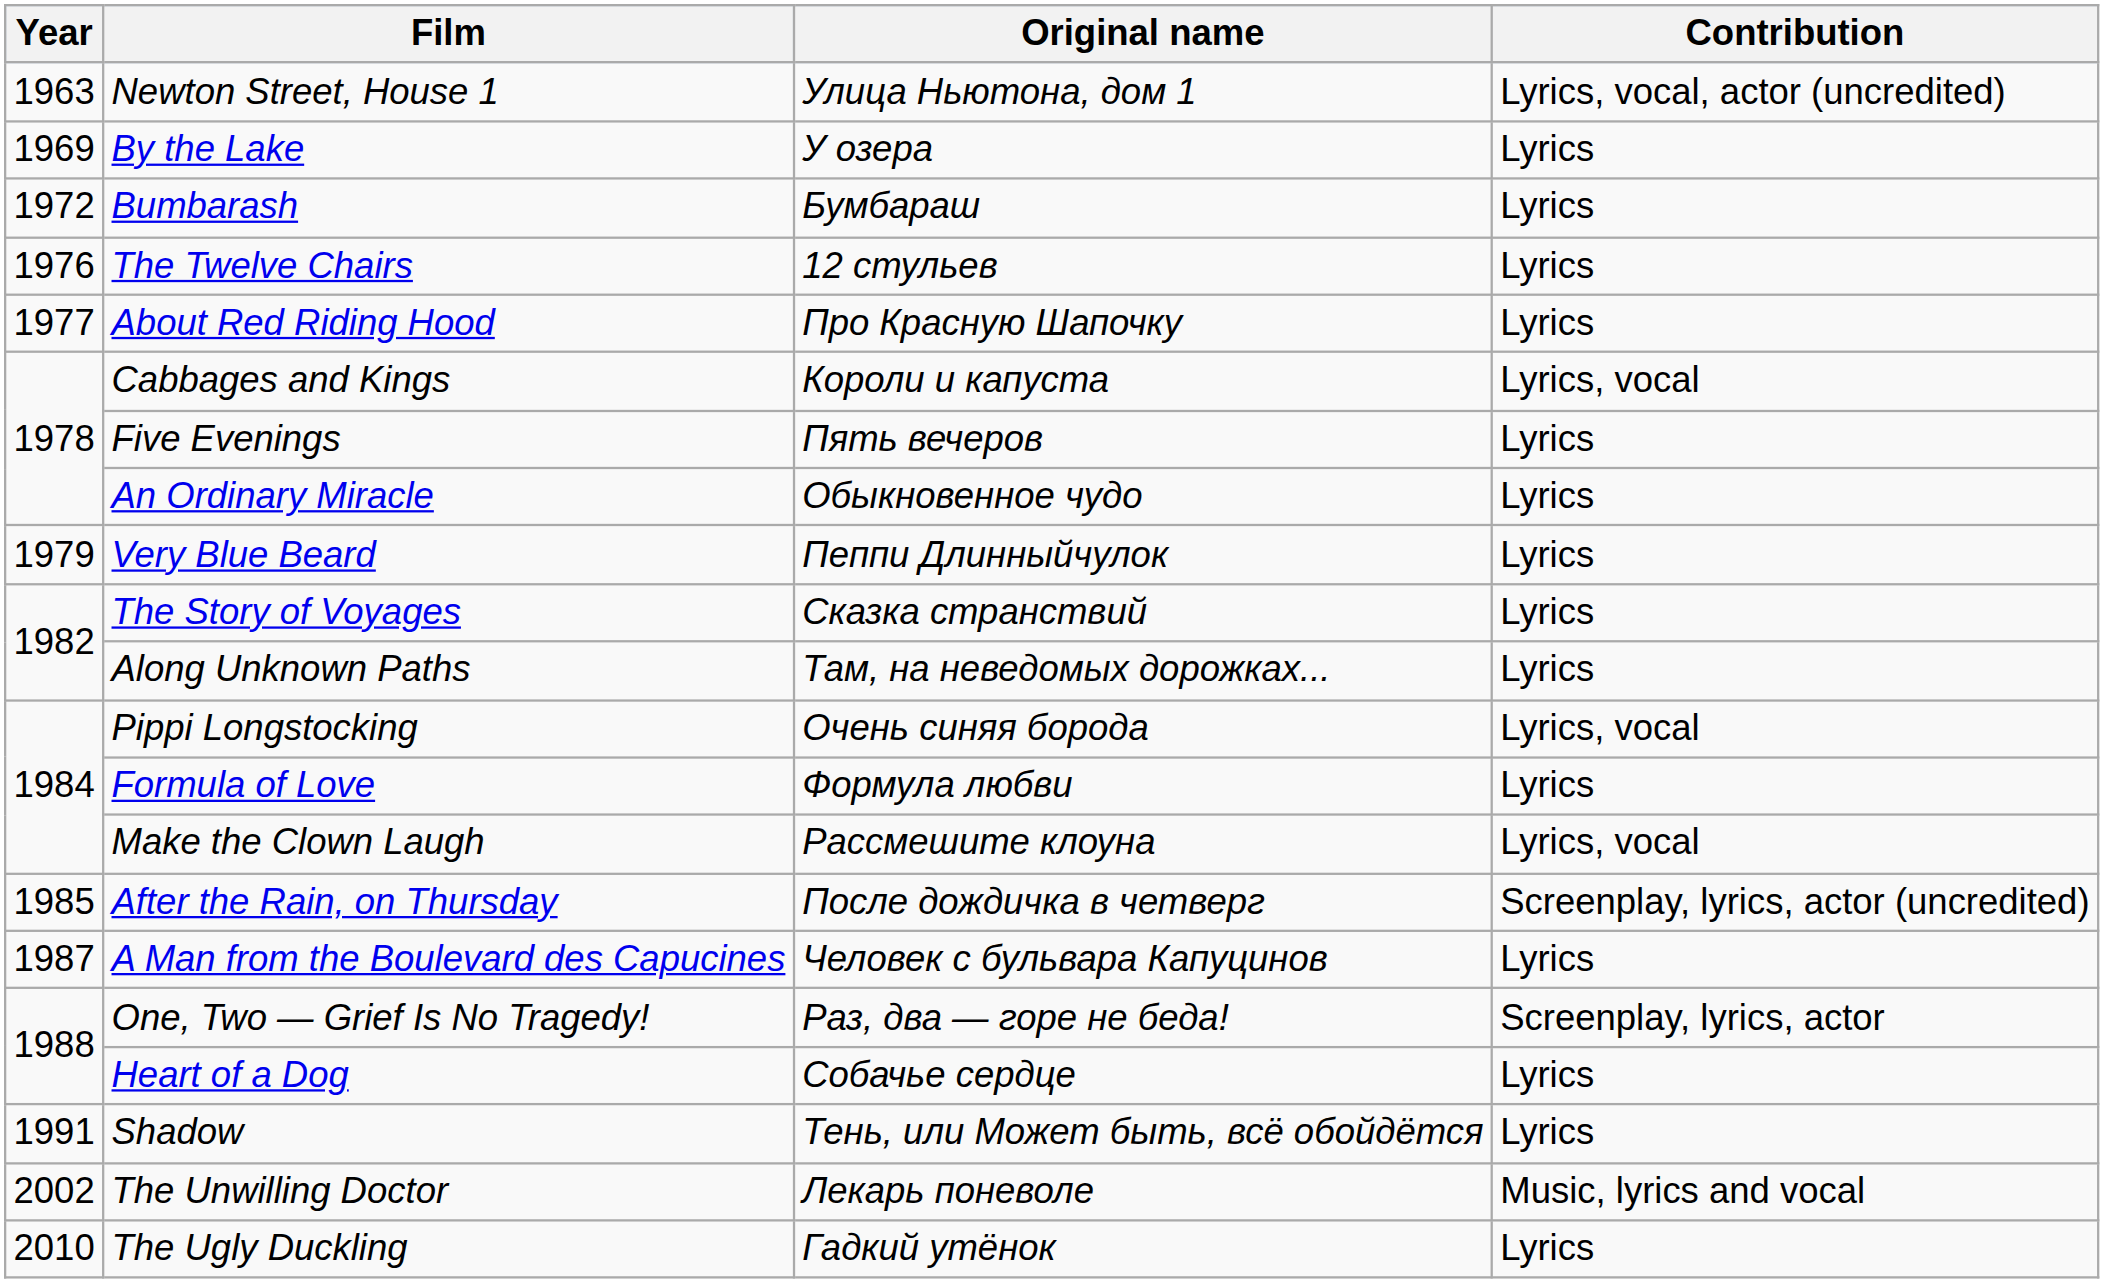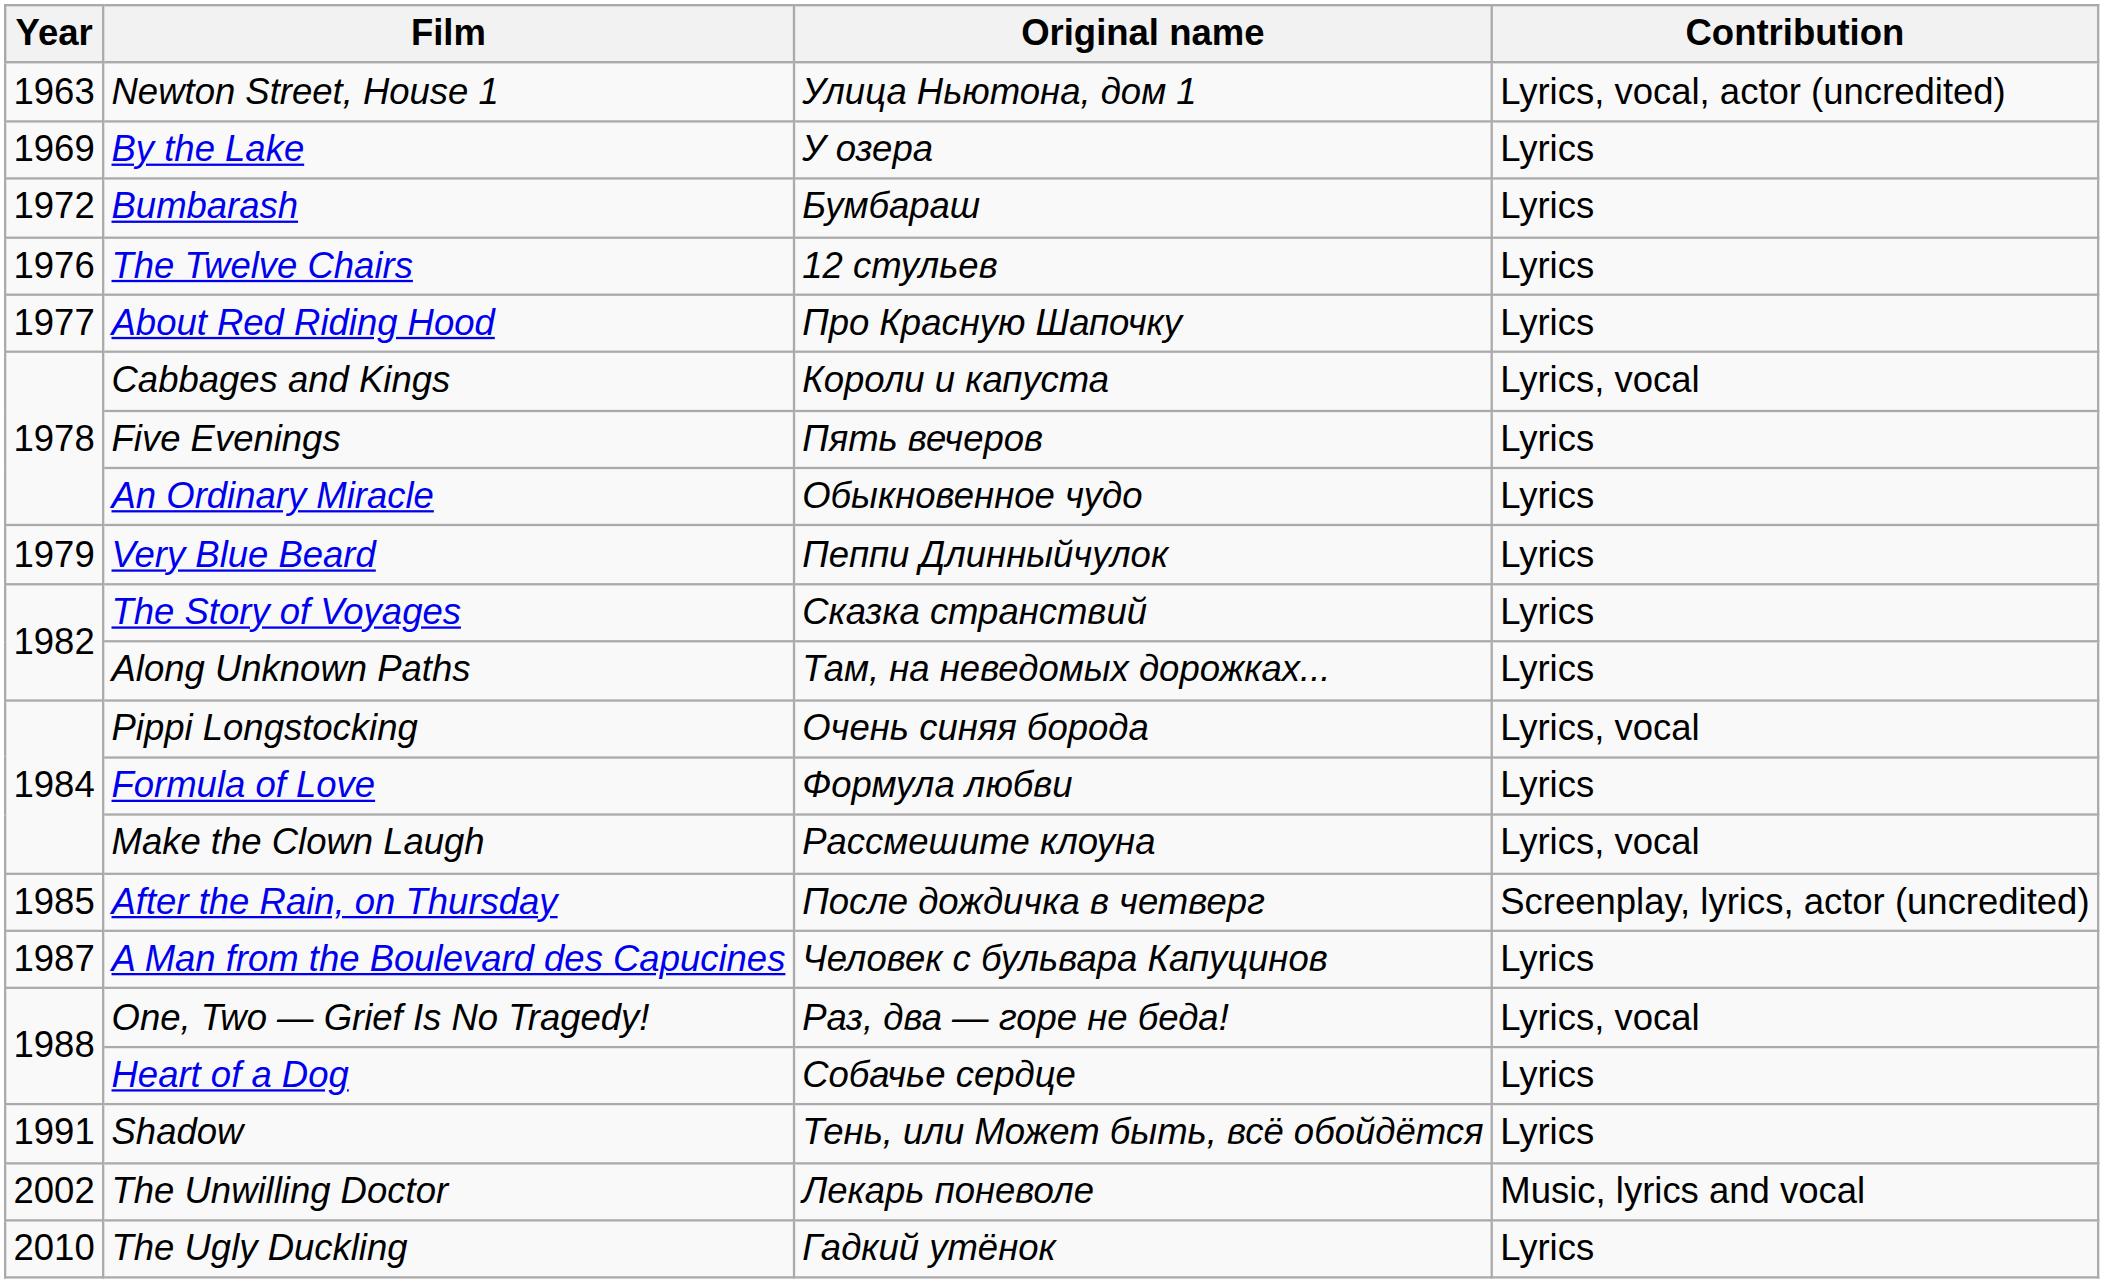(1693, 1016) Screenplay, lyrics, actor -> (1600, 1016) Lyrics, vocal
